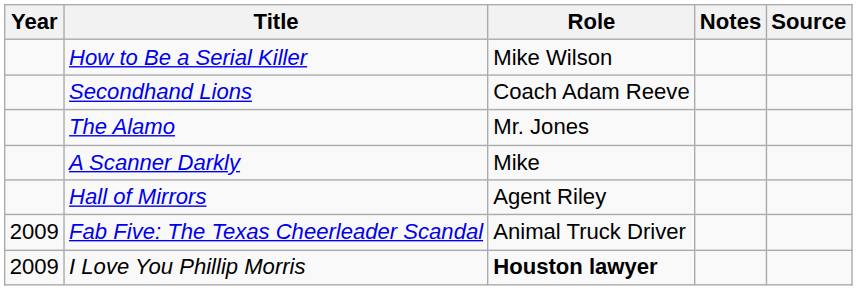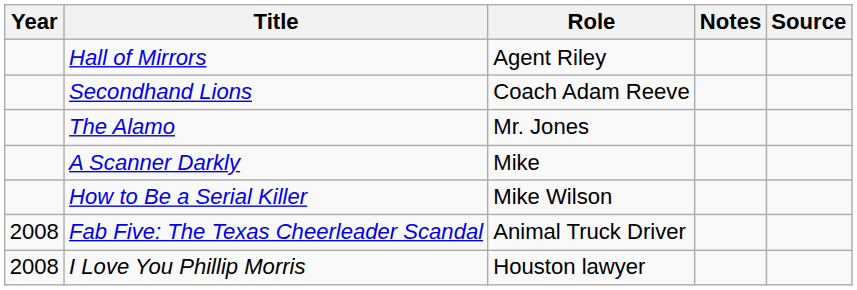rows swapped: (138, 197) <-> (188, 57)
(34, 232) 2009 -> (34, 232) 2008
(34, 267) 2009 -> (34, 267) 2008
(575, 267) bold -> (569, 267) normal
